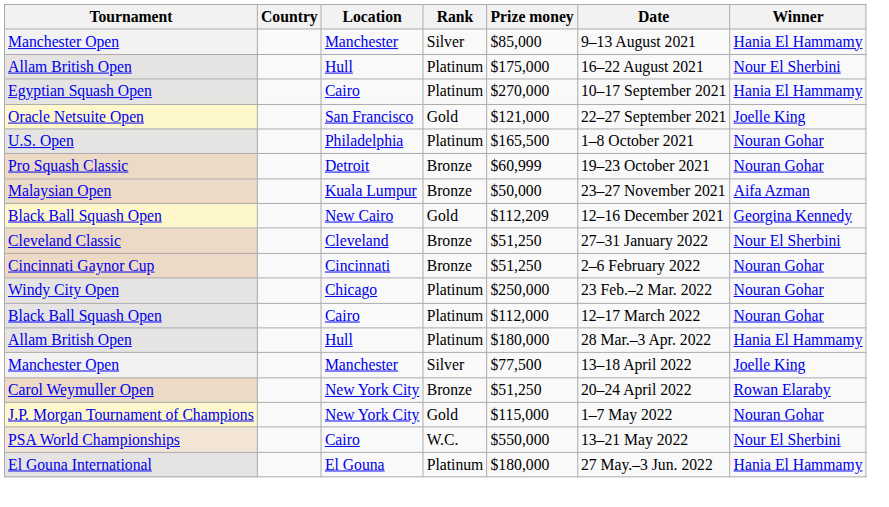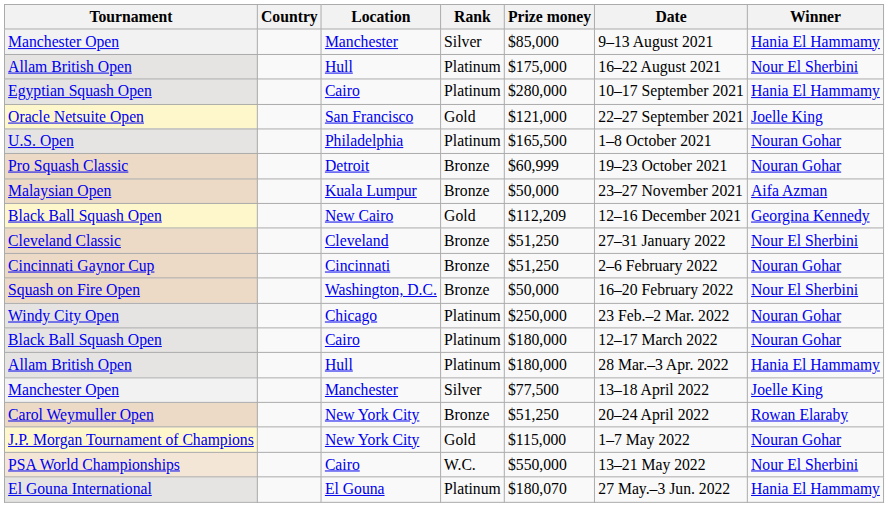(520, 91) $270,000 -> (537, 91) $280,000
+ row: (74, 290)
(520, 315) $112,000 -> (537, 340) $180,000
(520, 464) $180,000 -> (537, 489) $180,070
